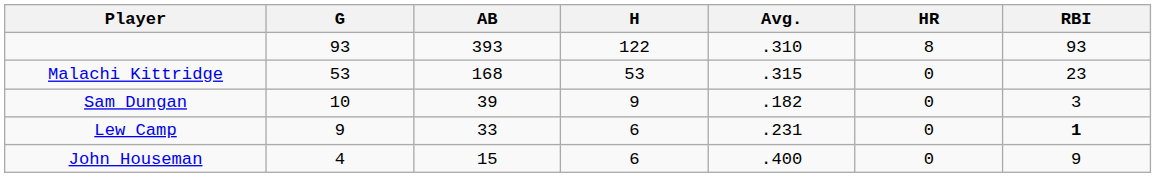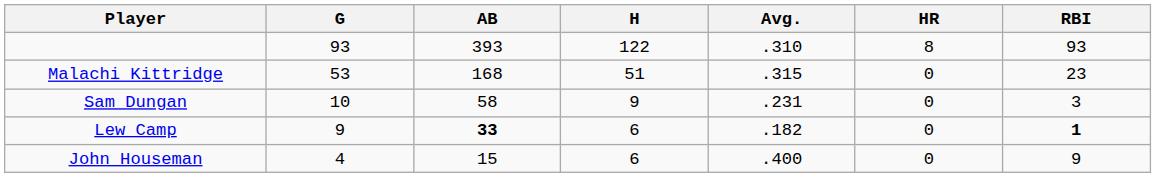(634, 75) 53 -> (634, 75) 51
(487, 103) 39 -> (487, 103) 58
(782, 103) .182 -> (782, 103) .231
(487, 131) normal -> (487, 131) bold
(782, 131) .231 -> (782, 131) .182
